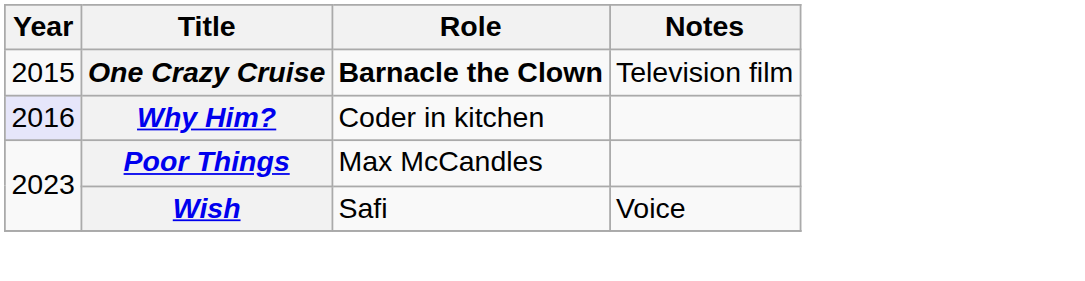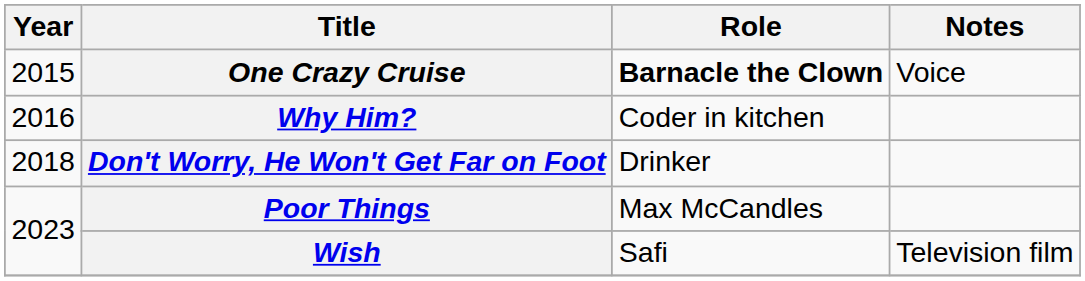(705, 72) Television film -> (931, 72) Voice
(43, 117) lavender background -> (43, 117) no background
+ row: (347, 162)
(651, 207) Voice -> (985, 252) Television film
